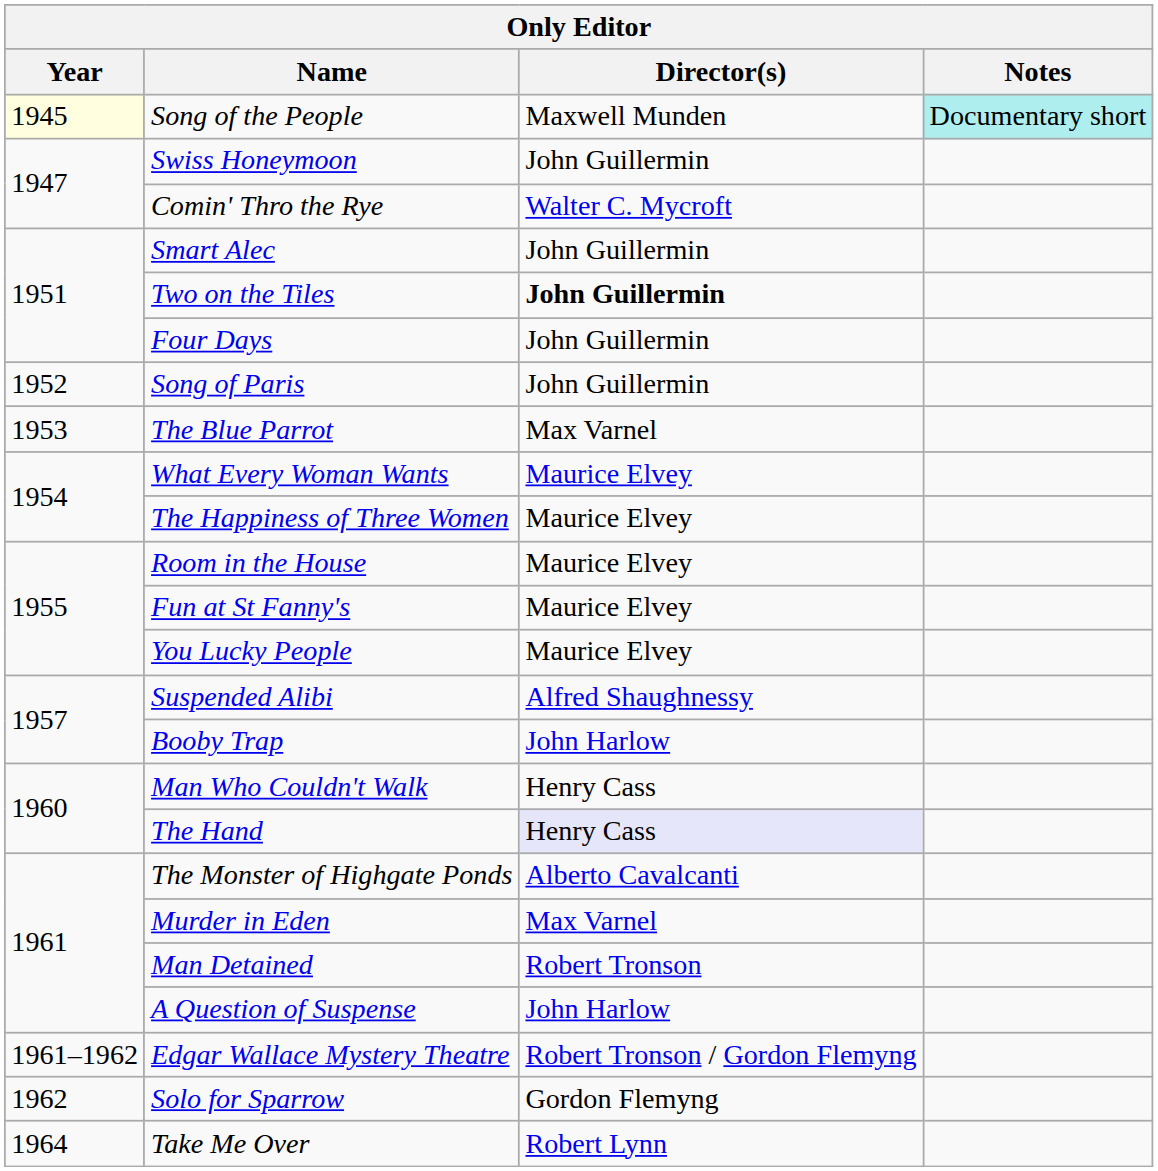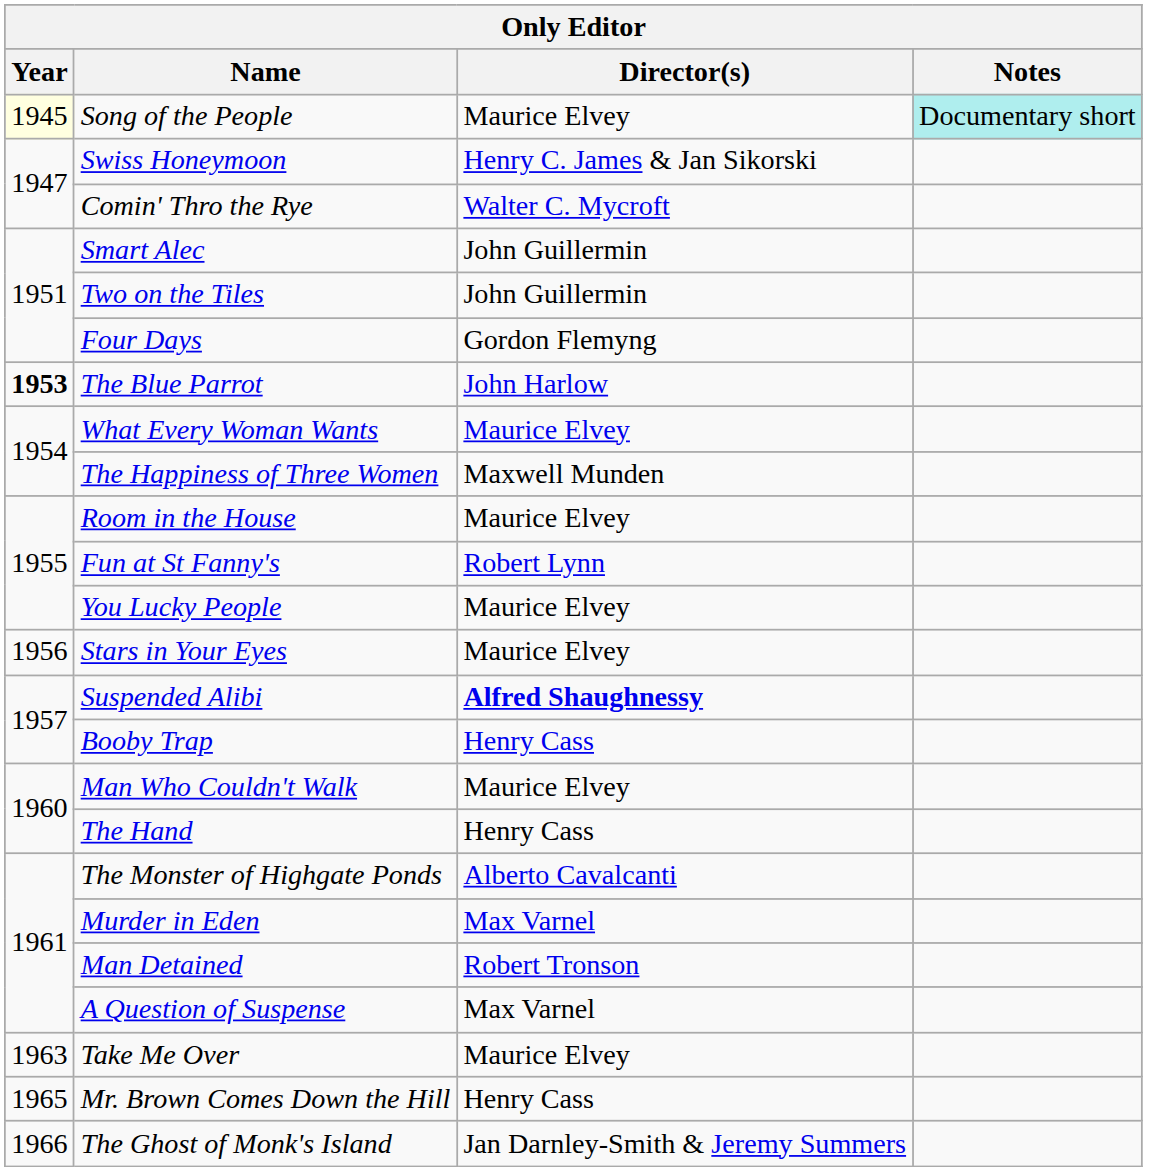(626, 116) Maxwell Munden -> (547, 116) Maurice Elvey
(617, 160) John Guillermin -> (640, 160) Henry C. James & Jan Sikorski
(625, 294) bold -> (555, 294) normal
(617, 339) John Guillermin -> (560, 339) Gordon Flemyng
- row: (228, 384)
(40, 428) normal -> (40, 384) bold
(591, 428) Max Varnel -> (536, 384) John Harlow
(609, 518) Maurice Elvey -> (564, 473) Maxwell Munden
(609, 607) Maurice Elvey -> (534, 562) Robert Lynn
+ row: (184, 652)
(639, 696) normal -> (583, 696) bold
(598, 741) John Harlow -> (529, 741) Henry Cass
(591, 786) Henry Cass -> (547, 786) Maurice Elvey
(591, 830) lavender background -> (529, 830) no background
(598, 1009) John Harlow -> (529, 1009) Max Varnel
- row: (330, 1054)
- row: (248, 1098)
(40, 1143) 1964 -> (40, 1054) 1963
(596, 1143) Robert Lynn -> (547, 1054) Maurice Elvey
+ row: (266, 1098)
+ row: (236, 1143)
